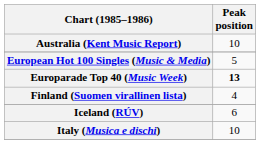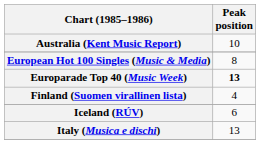(234, 60) 5 -> (234, 60) 8
(234, 130) 10 -> (234, 130) 13
